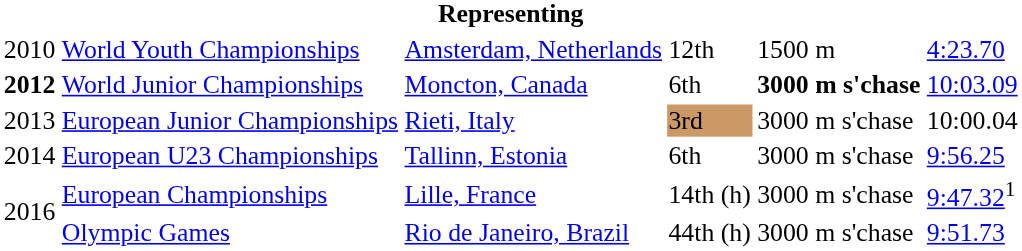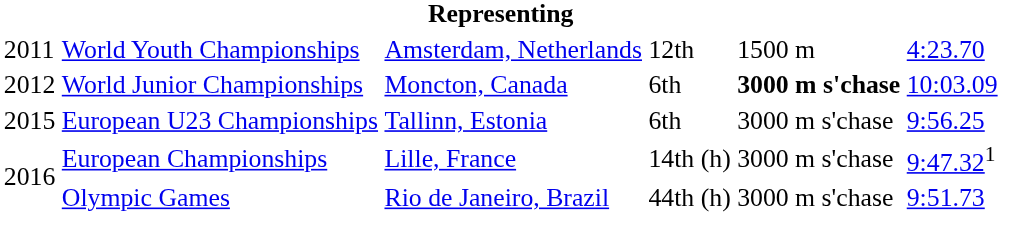(30, 49) 2010 -> (29, 49) 2011
(30, 84) bold -> (30, 84) normal
- row: (230, 120)
(30, 155) 2014 -> (30, 120) 2015
